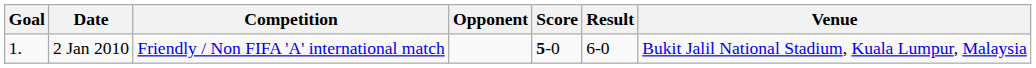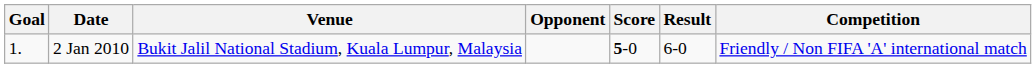columns swapped: (835, 19) <-> (291, 19)
